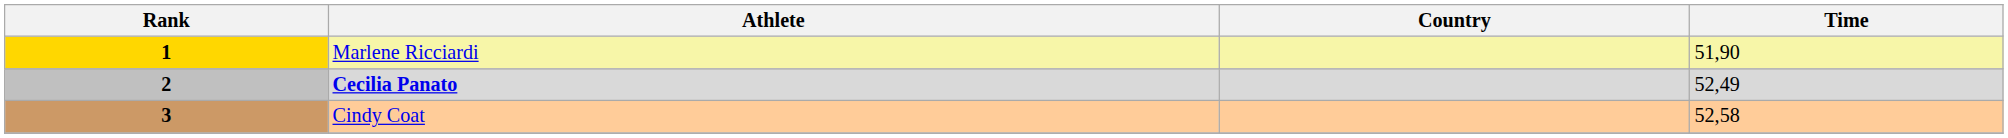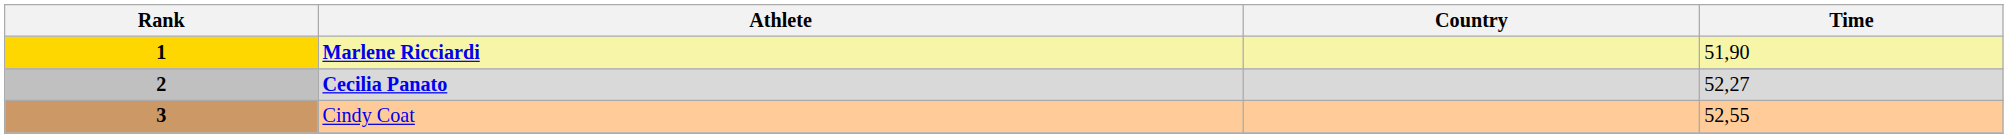(406, 52) normal -> (401, 52) bold
(1717, 84) 52,49 -> (1727, 84) 52,27
(1717, 116) 52,58 -> (1727, 116) 52,55
